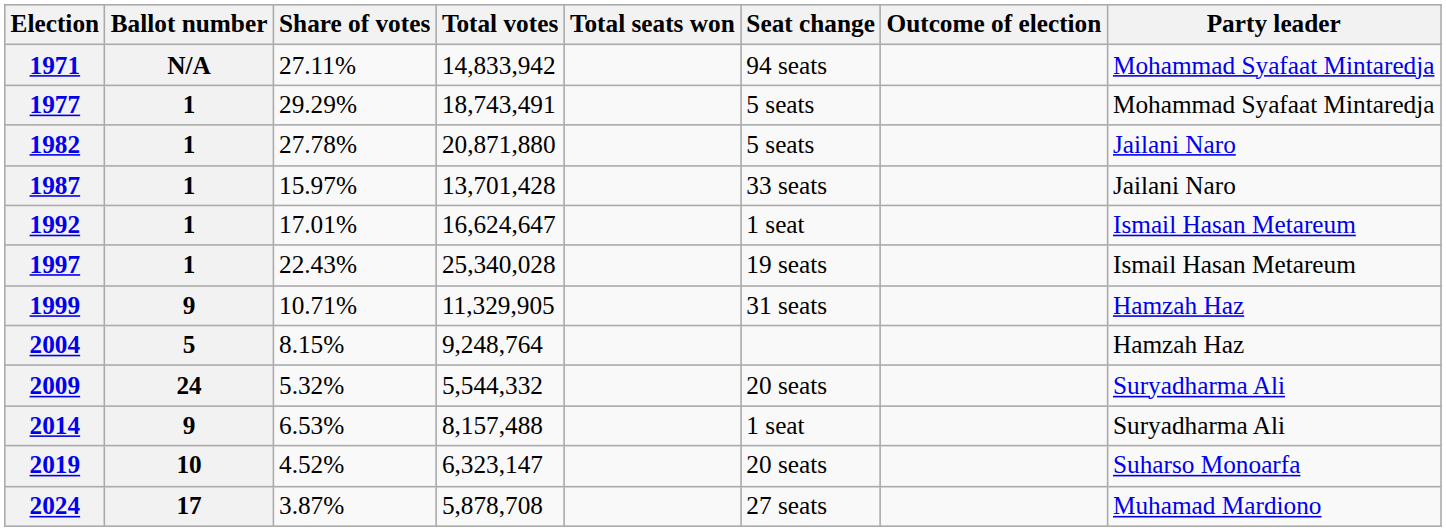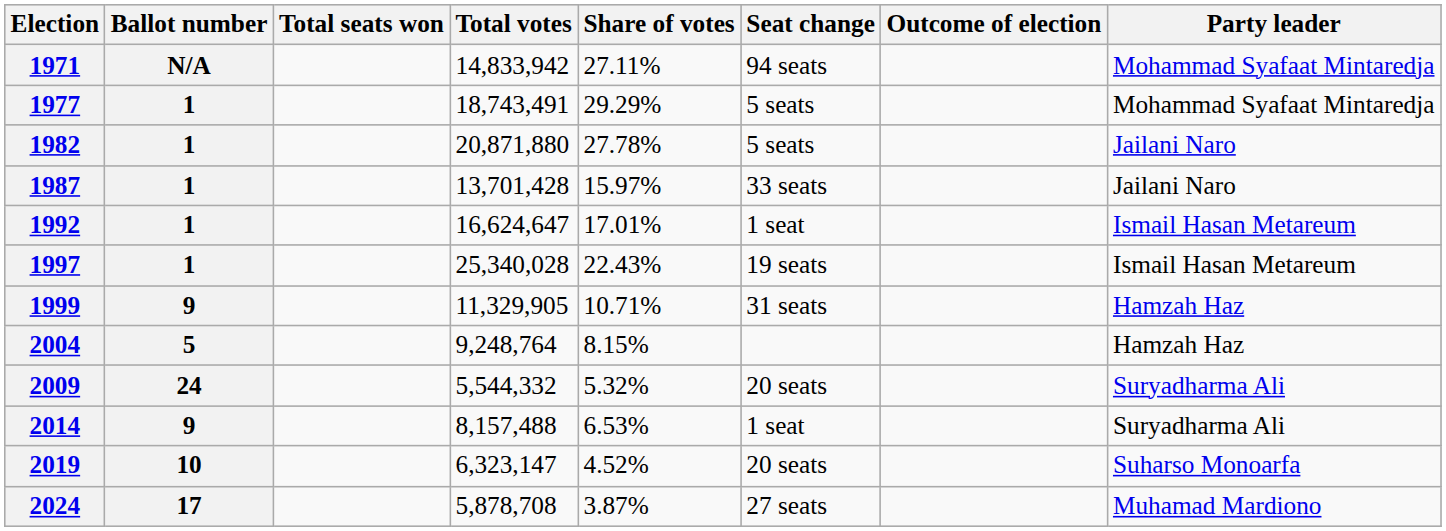columns swapped: (652, 24) <-> (355, 24)
